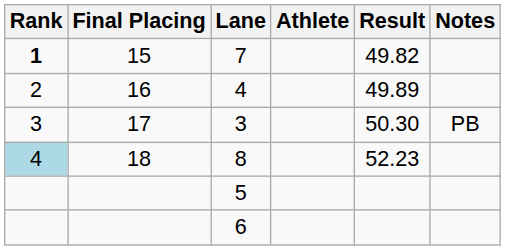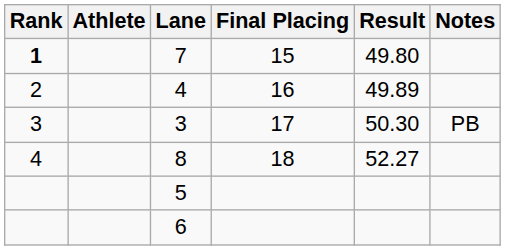columns swapped: (139, 21) <-> (313, 21)
(392, 55) 49.82 -> (392, 55) 49.80
(36, 158) lightblue background -> (36, 158) no background
(392, 158) 52.23 -> (392, 158) 52.27
